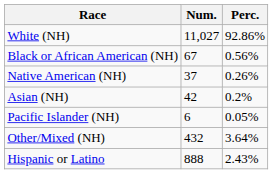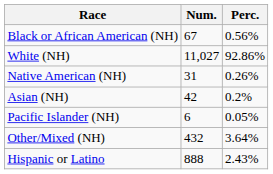rows swapped: (39, 35) <-> (93, 55)
(190, 76) 37 -> (190, 76) 31
